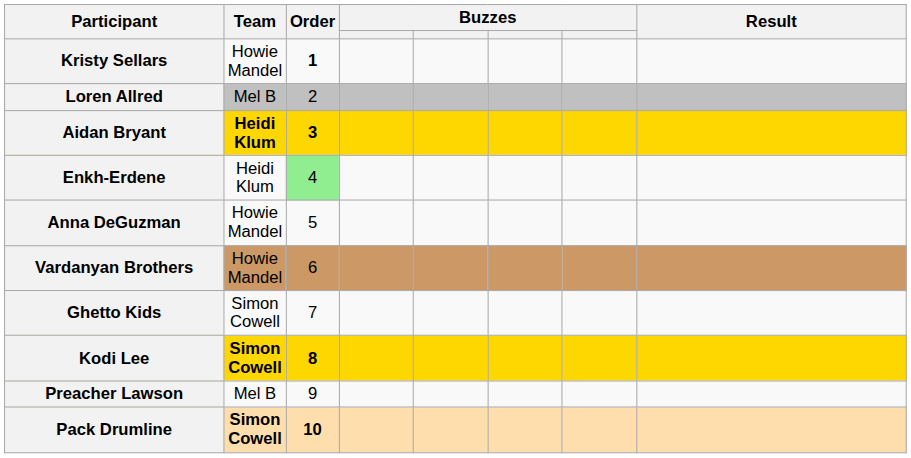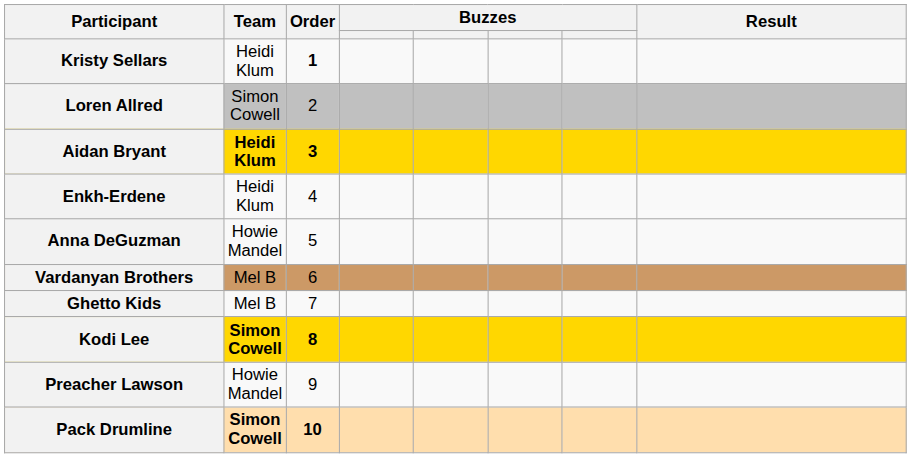(255, 61) Howie Mandel -> (255, 61) Heidi Klum
(255, 96) Mel B -> (255, 106) Simon Cowell
(313, 177) lightgreen background -> (313, 196) no background
(255, 267) Howie Mandel -> (255, 277) Mel B
(255, 313) Simon Cowell -> (255, 303) Mel B
(255, 393) Mel B -> (255, 384) Howie Mandel
